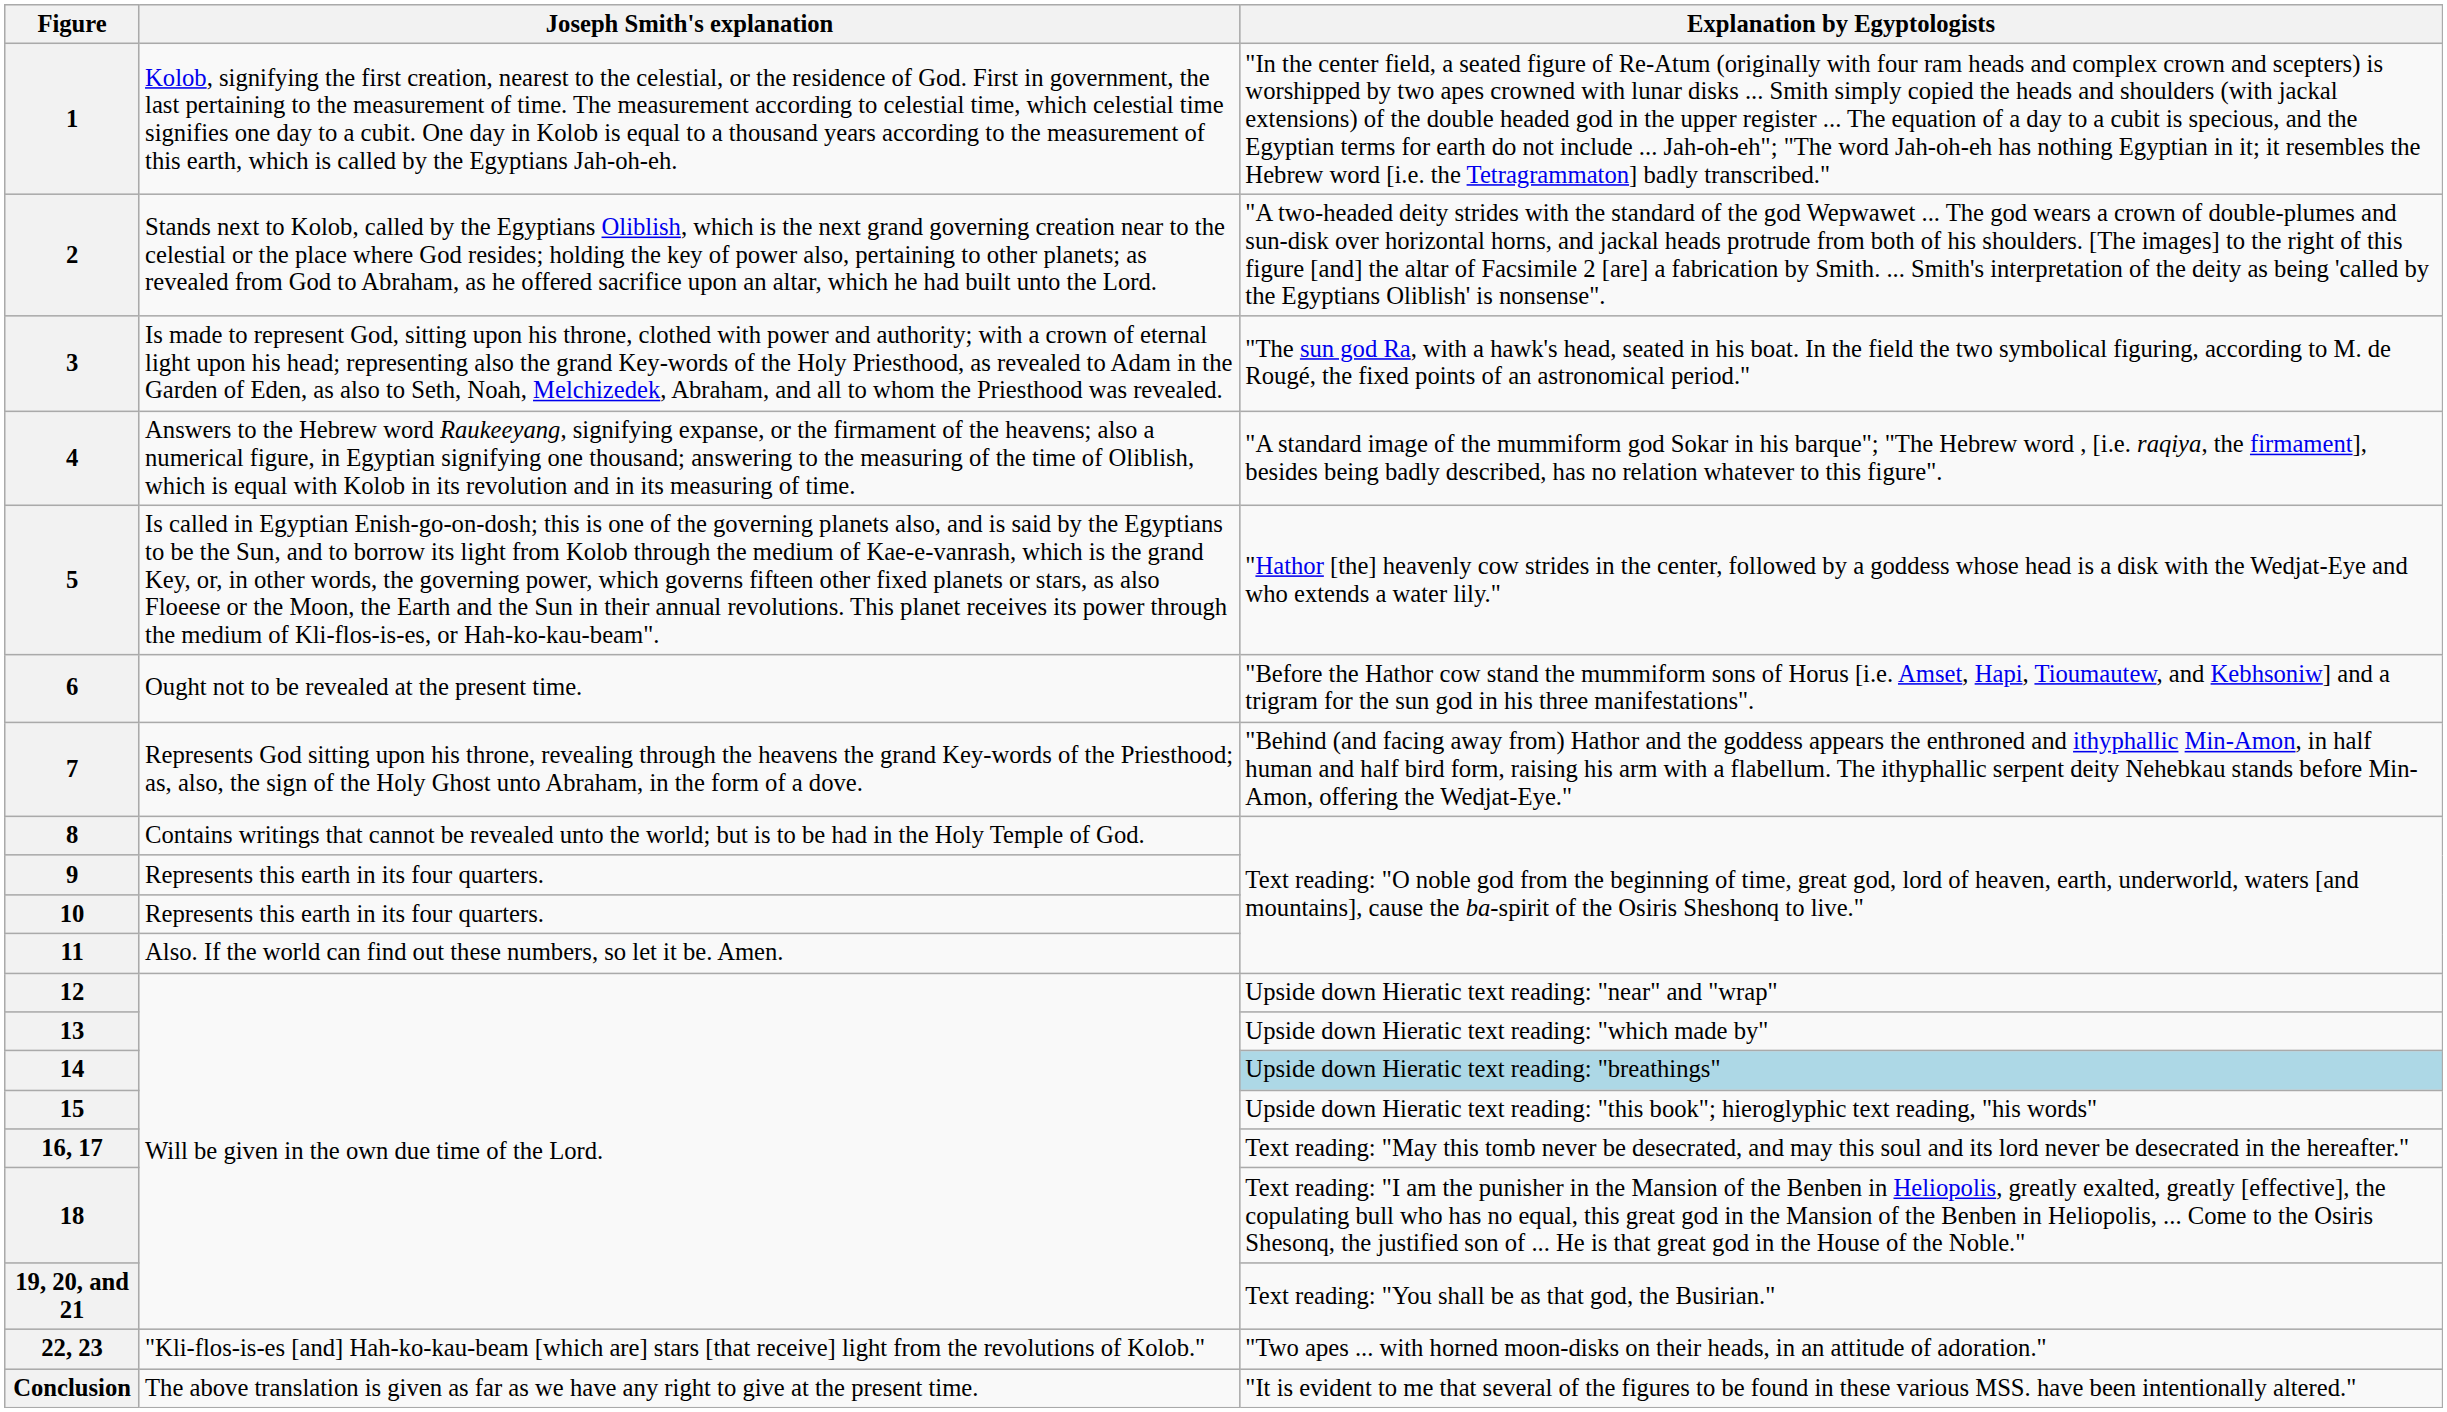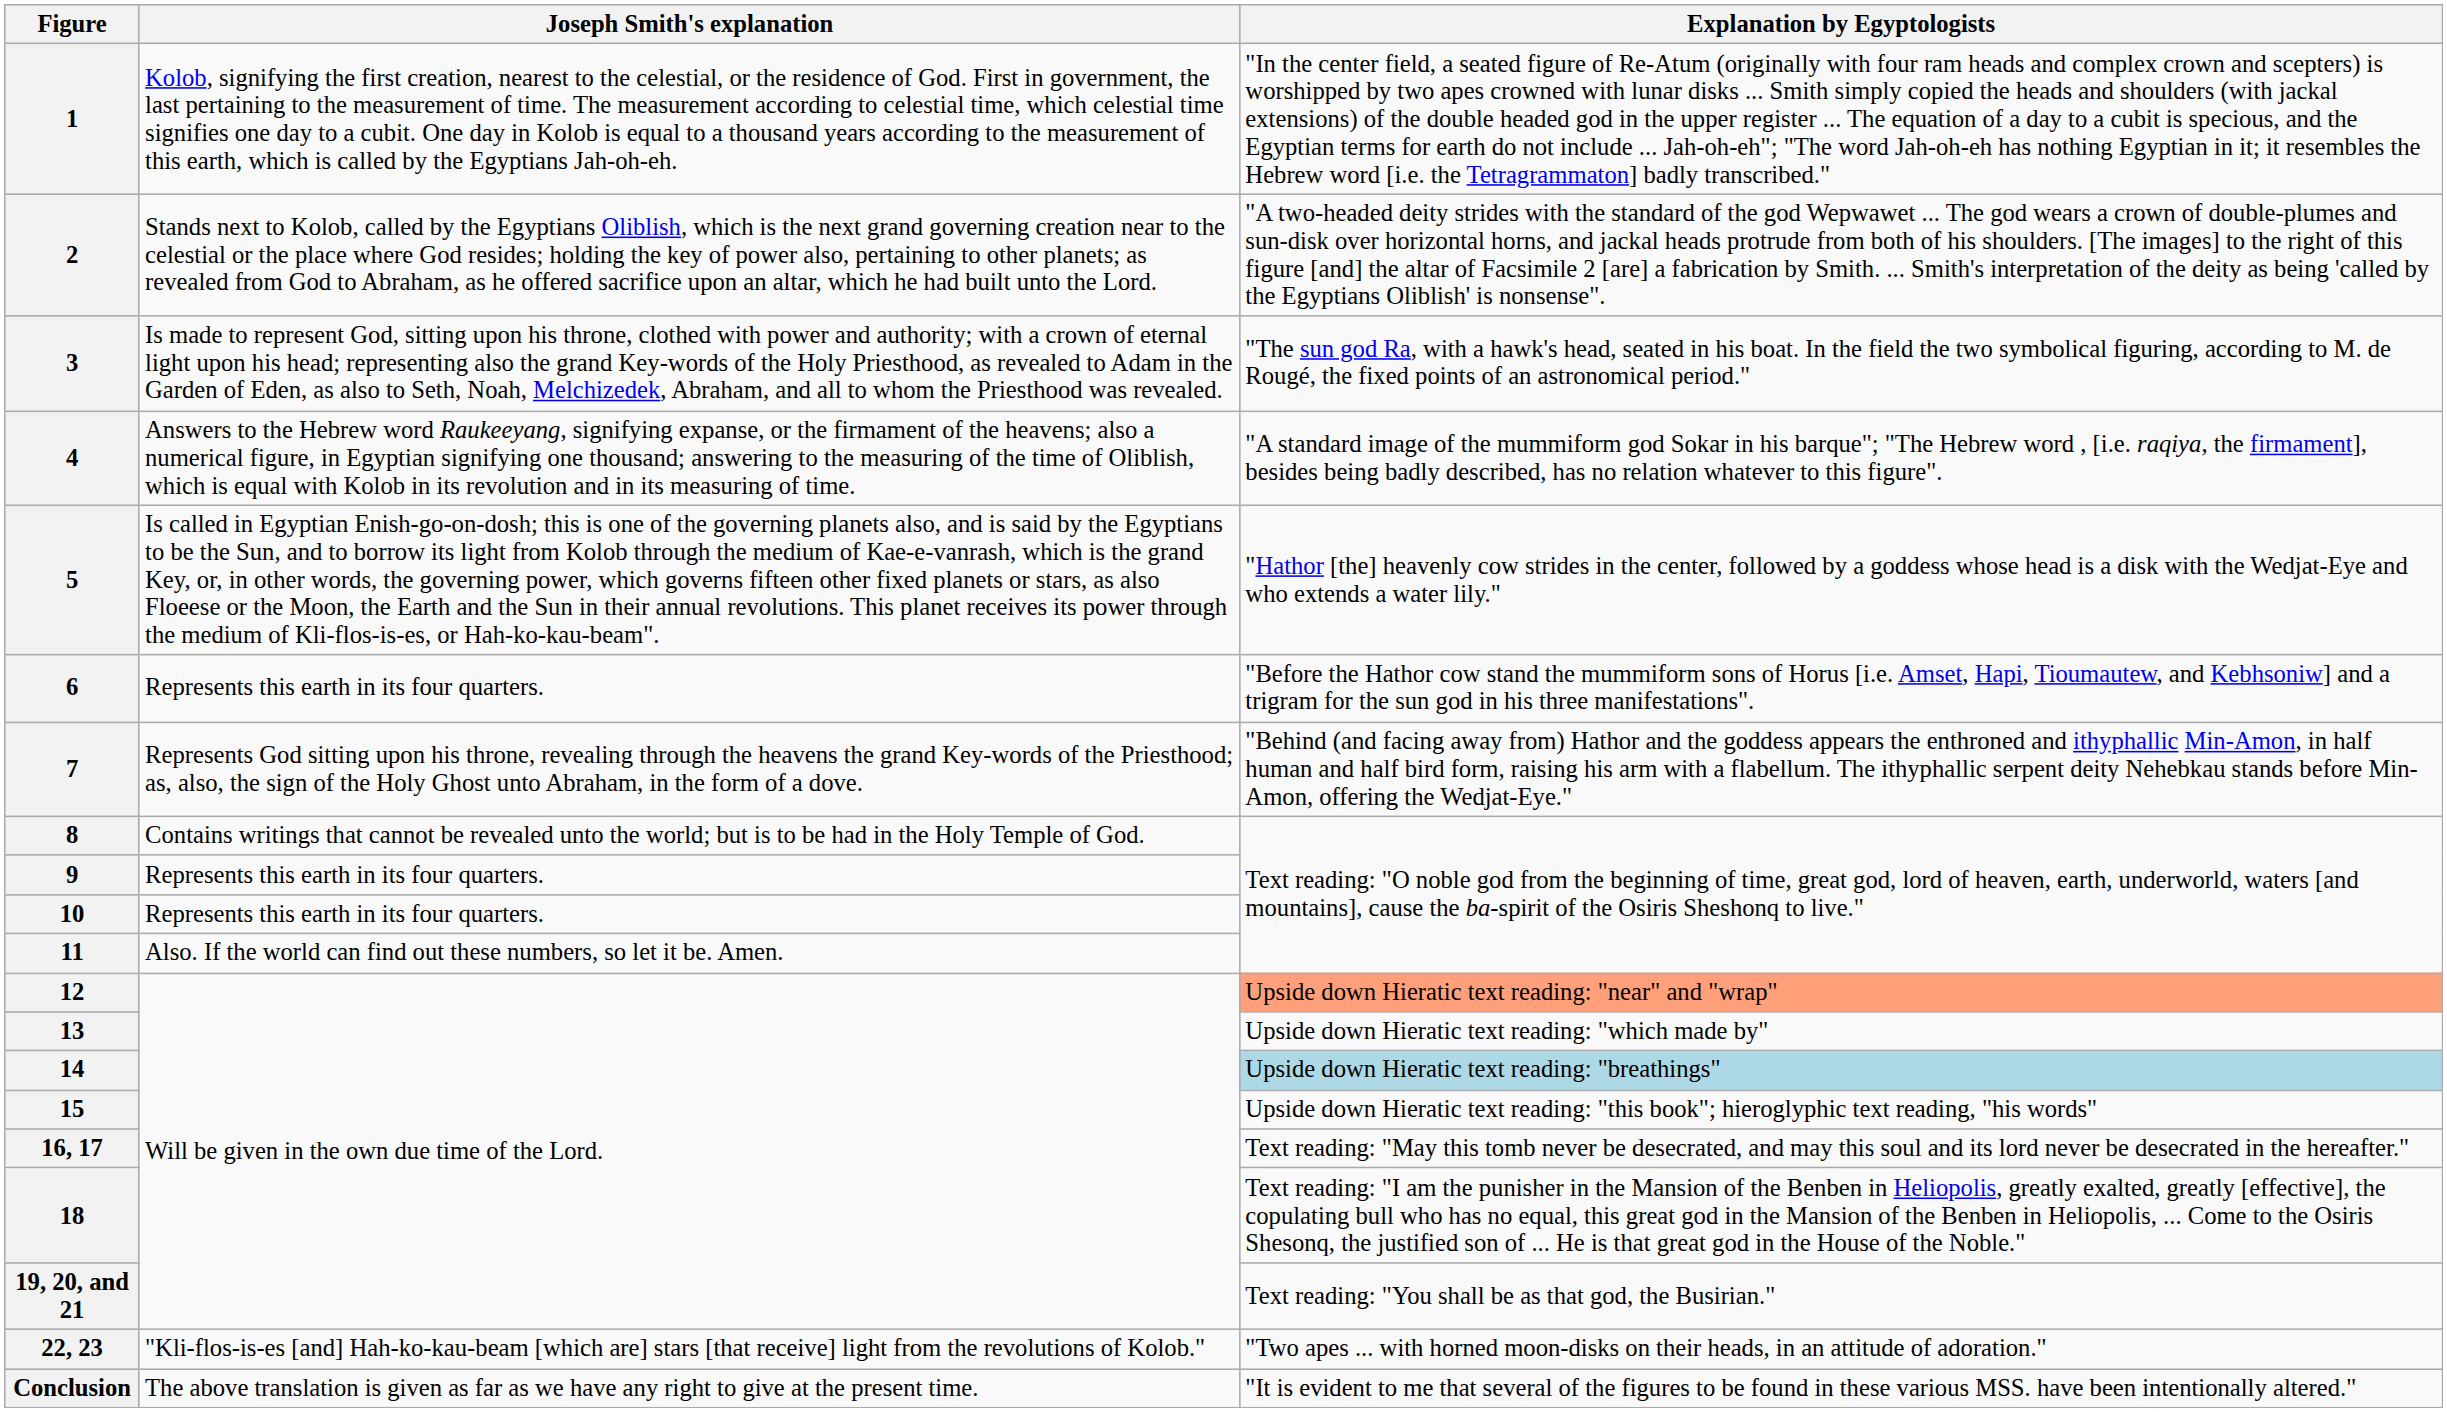(364, 688) Ought not to be revealed at the present time. -> (345, 688) Represents this earth in its four quarters.
(1511, 991) no background -> (1511, 991) lightsalmon background
